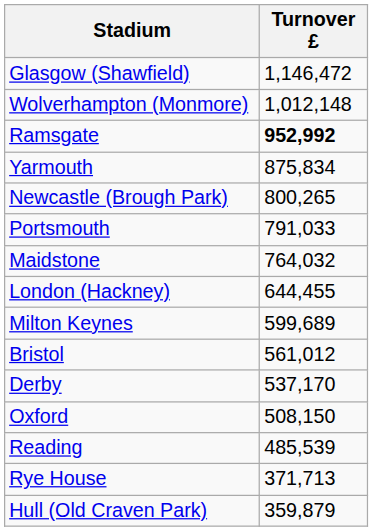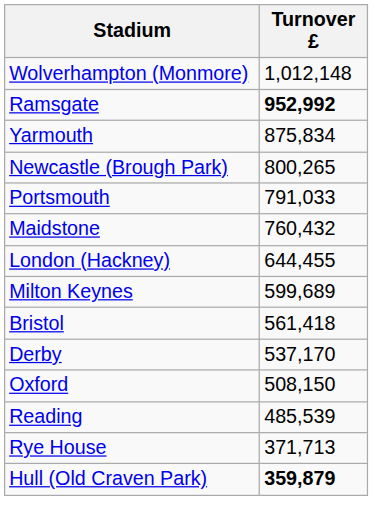- row: (99, 73)
(300, 260) 764,032 -> (300, 229) 760,432
(300, 354) 561,012 -> (300, 323) 561,418
(300, 510) normal -> (300, 479) bold
